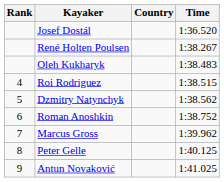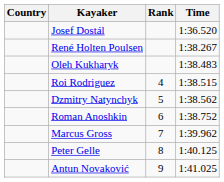columns swapped: (20, 13) <-> (154, 13)
